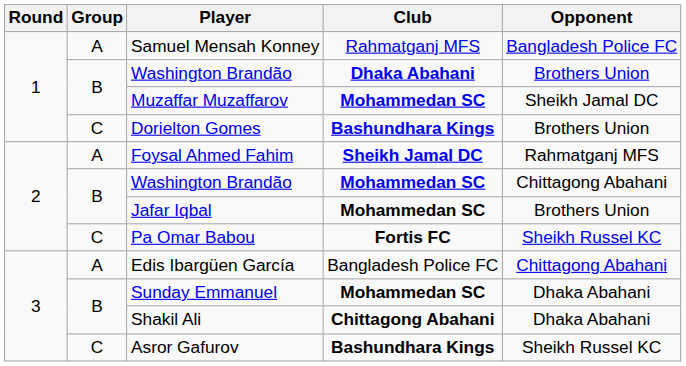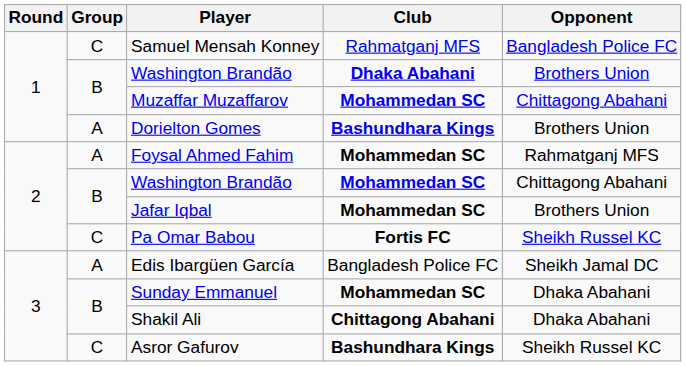(97, 45) A -> (97, 45) C
(592, 100) Sheikh Jamal DC -> (592, 100) Chittagong Abahani
(97, 127) C -> (97, 127) A
(413, 155) Sheikh Jamal DC -> (413, 155) Mohammedan SC
(592, 264) Chittagong Abahani -> (592, 264) Sheikh Jamal DC
